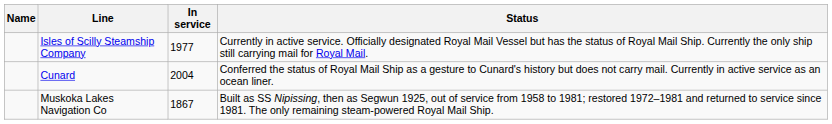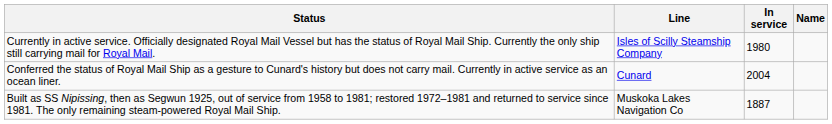columns swapped: (21, 18) <-> (522, 18)
(182, 47) 1977 -> (758, 47) 1980
(182, 104) 1867 -> (758, 104) 1887
